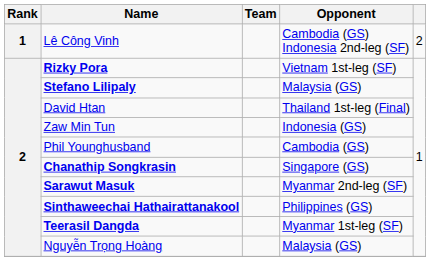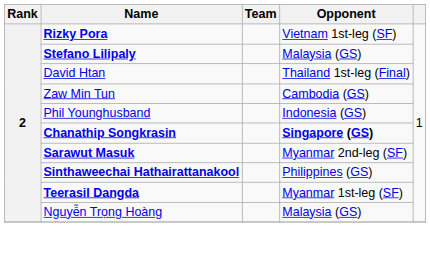- row: (81, 41)
(324, 127) Indonesia (GS) -> (326, 93) Cambodia (GS)
(326, 147) Cambodia (GS) -> (324, 113) Indonesia (GS)
(326, 166) normal -> (328, 133) bold
